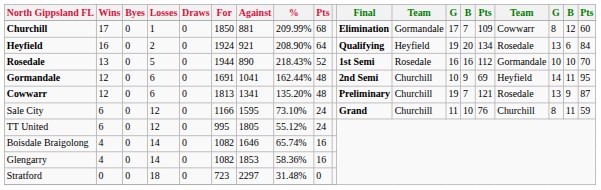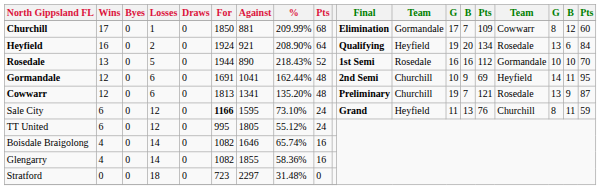(224, 110) normal -> (224, 110) bold
(413, 110) Churchill -> (412, 110) Heyfield
(468, 110) 10 -> (468, 110) 13
(249, 159) 1853 -> (249, 159) 1855
